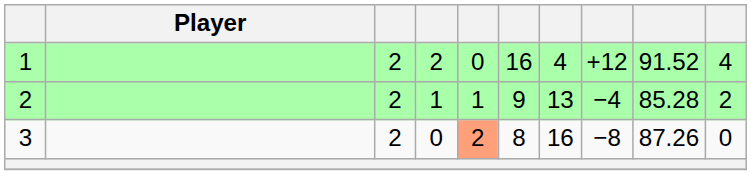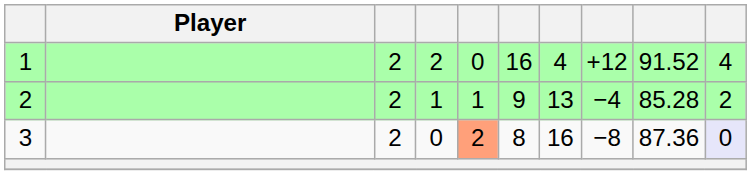(669, 138) 87.26 -> (669, 138) 87.36
(725, 138) no background -> (725, 138) lavender background
